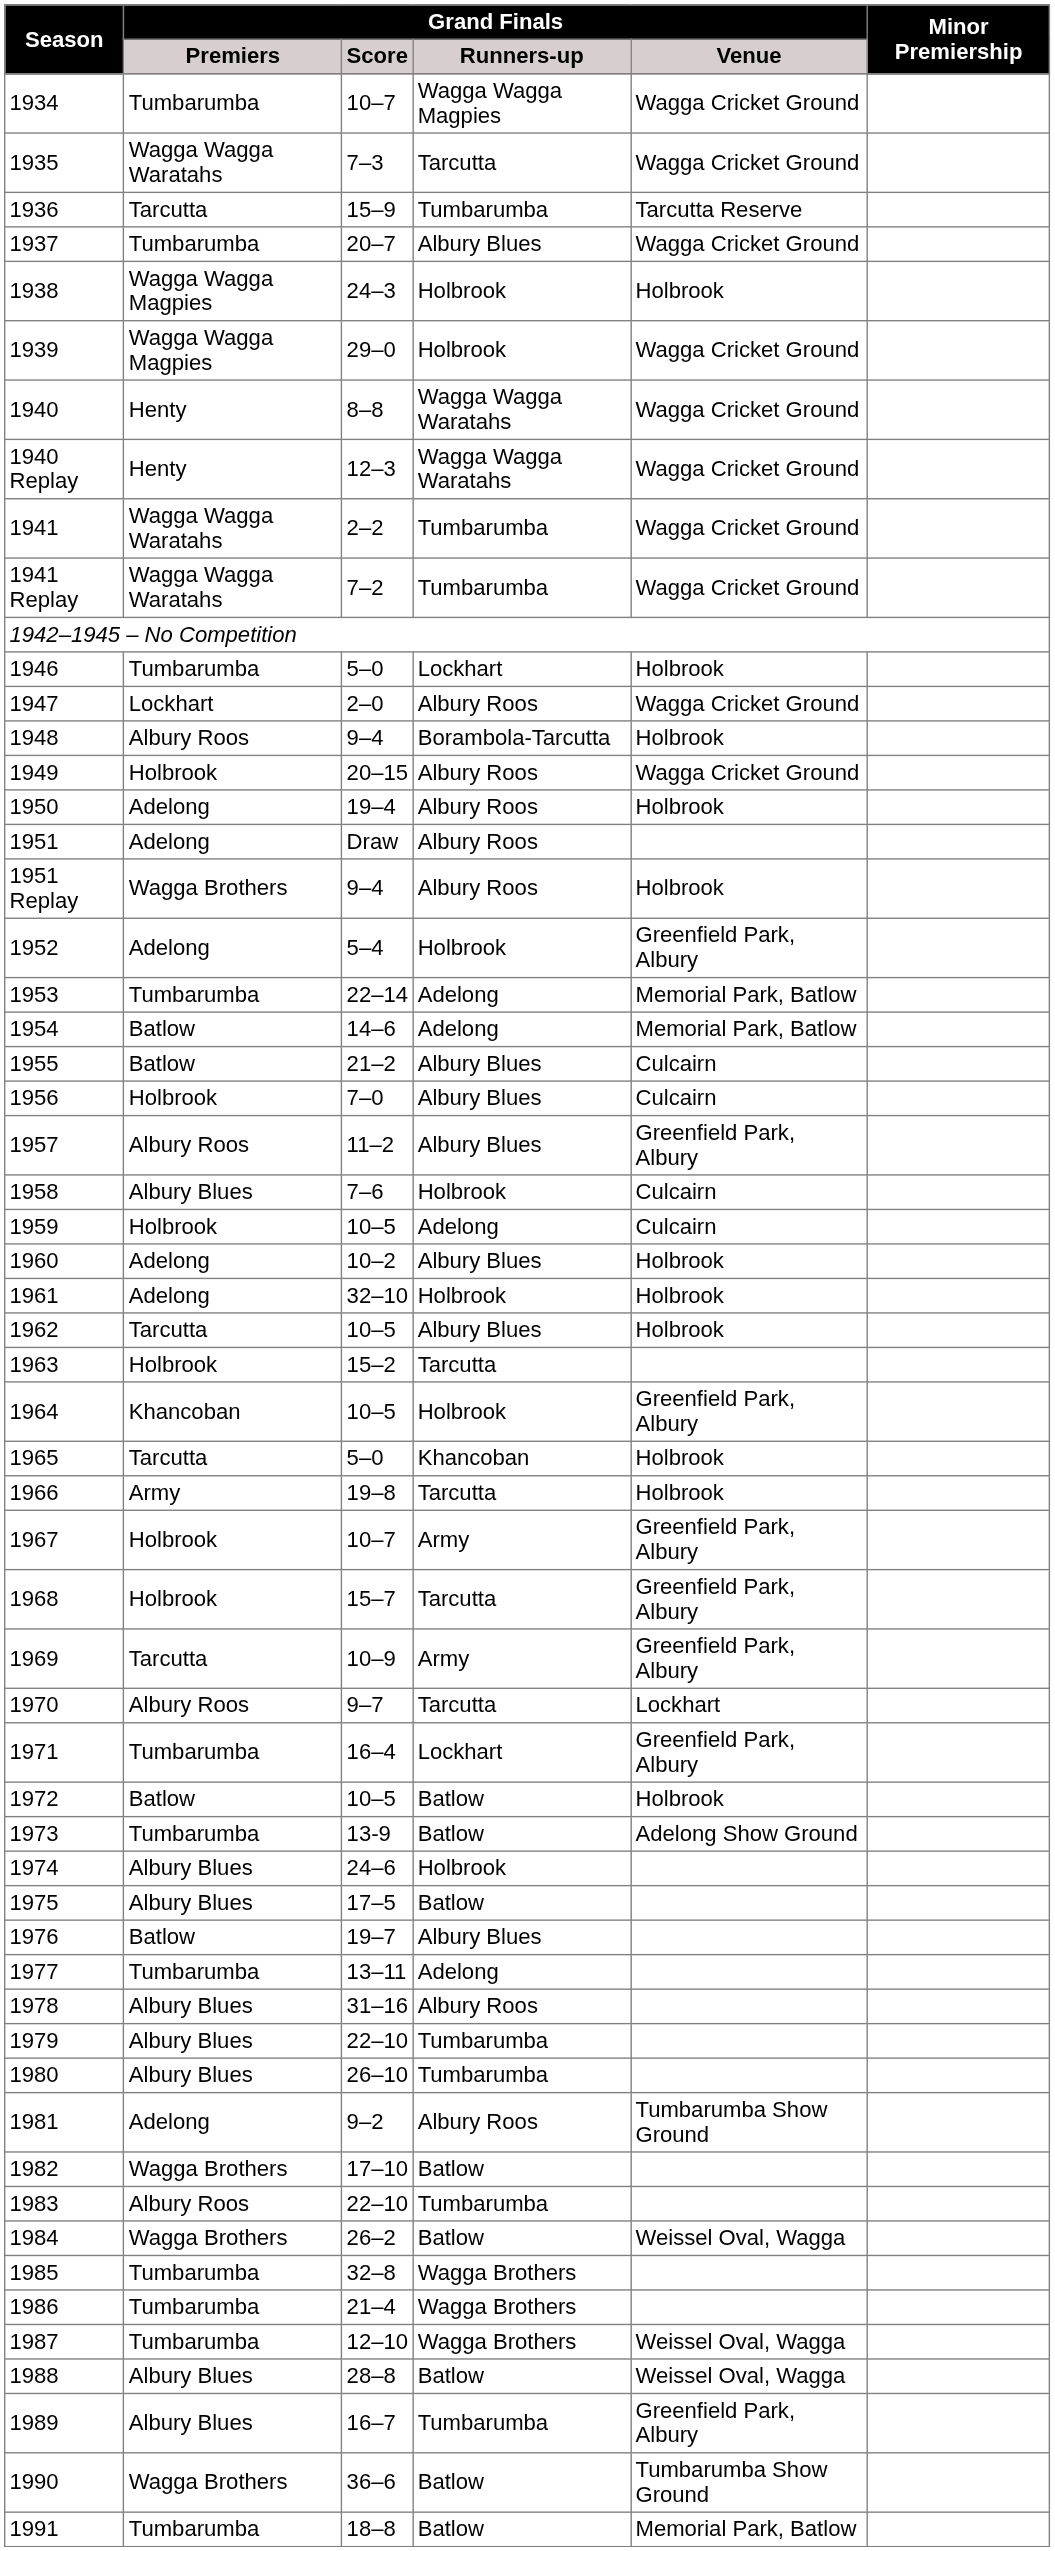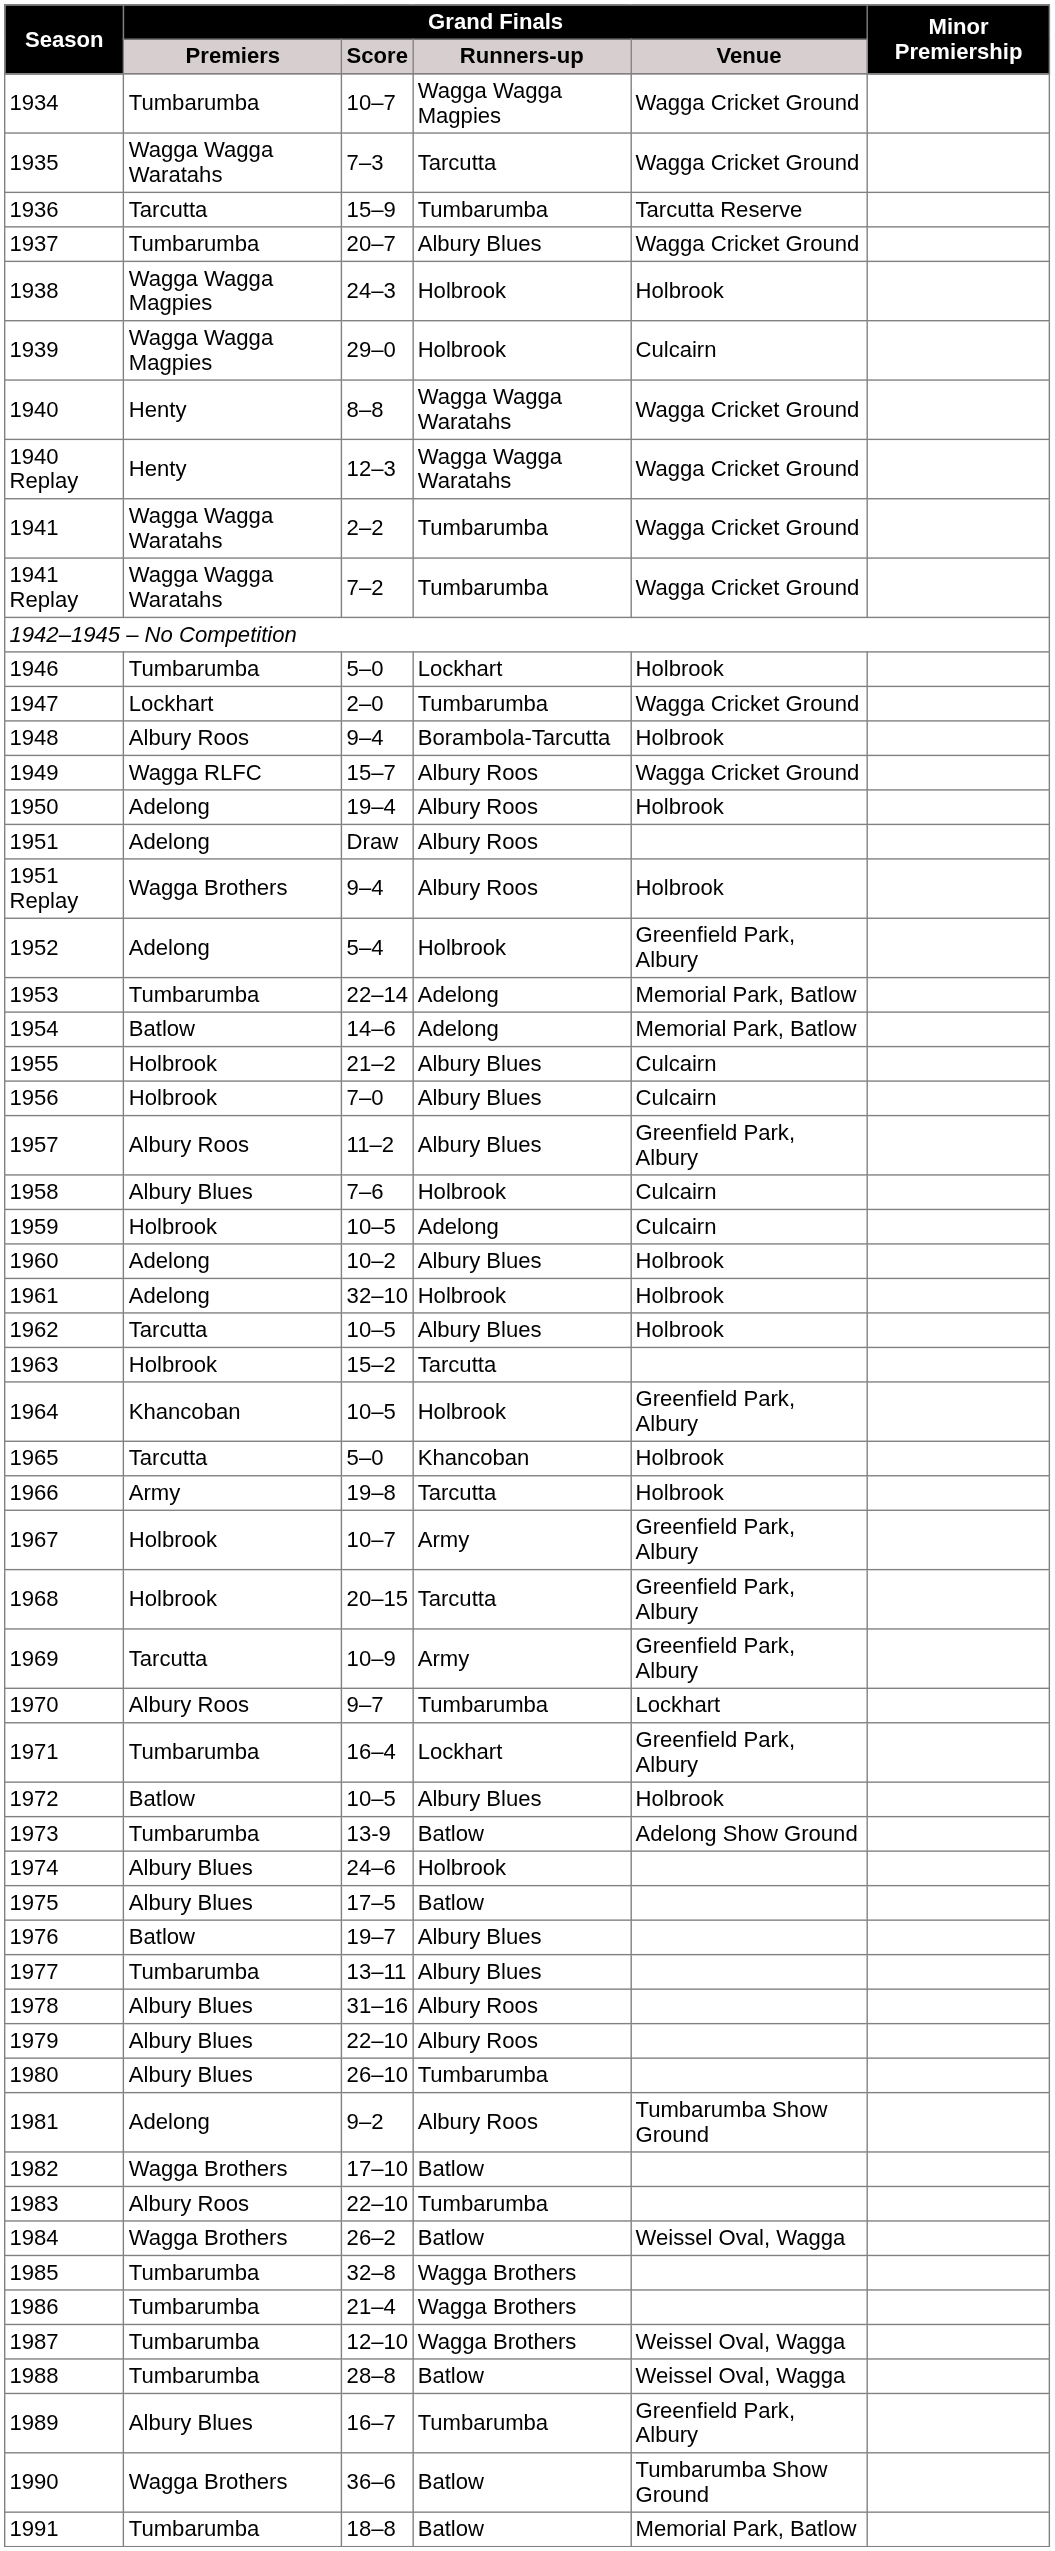(747, 350) Wagga Cricket Ground -> (676, 350) Culcairn
(478, 703) Albury Roos -> (483, 703) Tumbarumba
(173, 772) Holbrook -> (195, 772) Wagga RLFC
(377, 772) 20–15 -> (371, 772) 15–7
(162, 1063) Batlow -> (173, 1063) Holbrook
(371, 1599) 15–7 -> (377, 1599) 20–15
(457, 1705) Tarcutta -> (483, 1705) Tumbarumba
(451, 1799) Batlow -> (480, 1799) Albury Blues
(458, 1971) Adelong -> (480, 1971) Albury Blues
(483, 2040) Tumbarumba -> (478, 2040) Albury Roos
(191, 2376) Albury Blues -> (194, 2376) Tumbarumba
